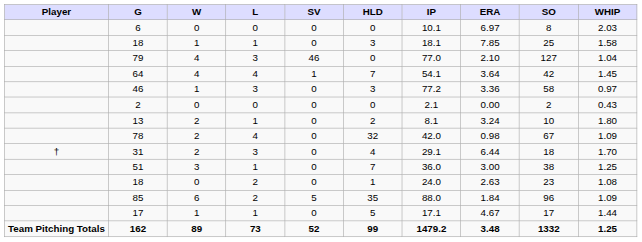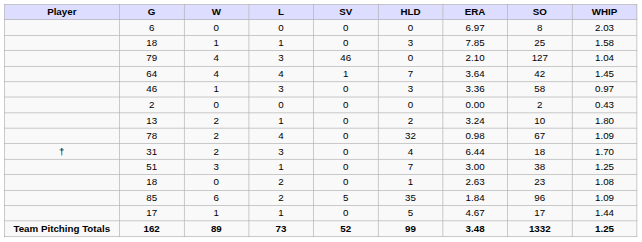- column: (431, 12)
